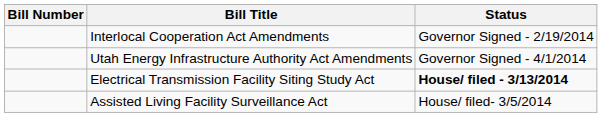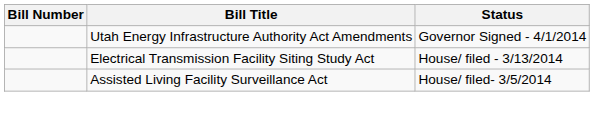- row: (210, 36)
(493, 79) bold -> (491, 58) normal
